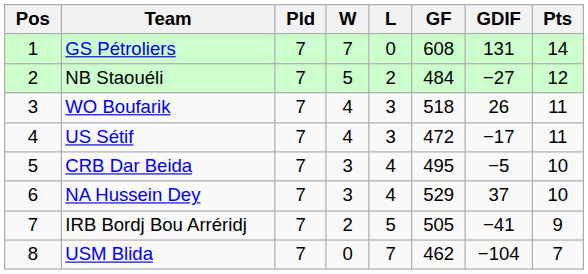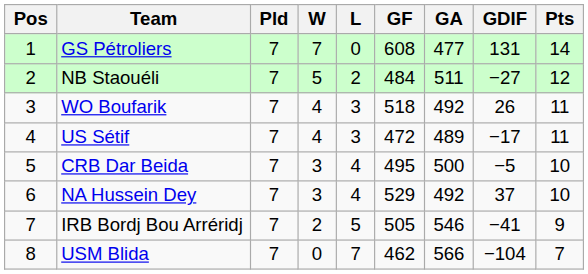+ column: (449, 19)
